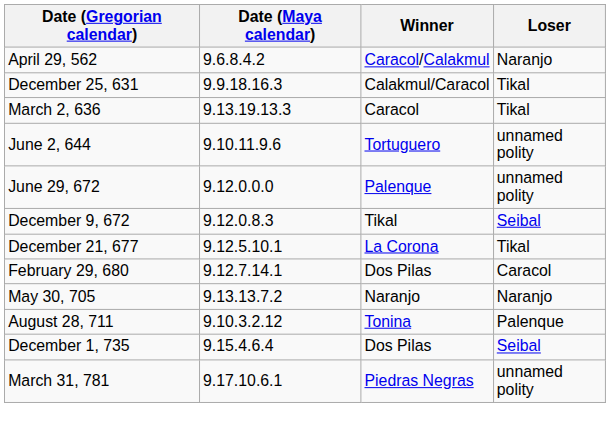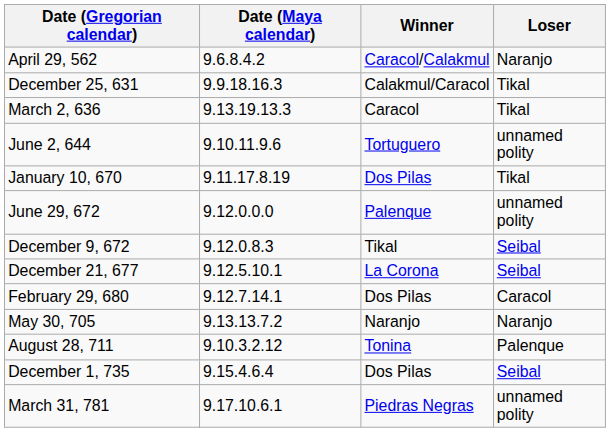+ row: (65, 178)
(513, 246) Tikal -> (519, 271) Seibal
